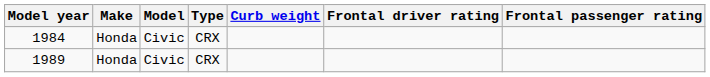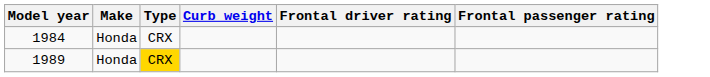- column: (164, 16)
(208, 60) no background -> (160, 60) gold background
